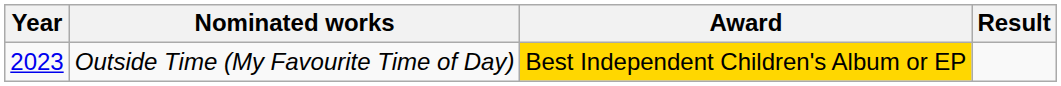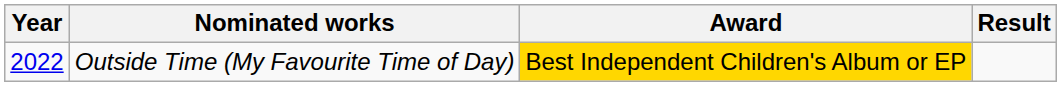(37, 61) 2023 -> (37, 61) 2022
